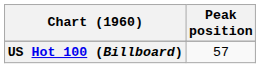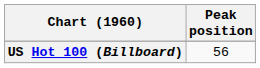(221, 52) 57 -> (221, 52) 56
